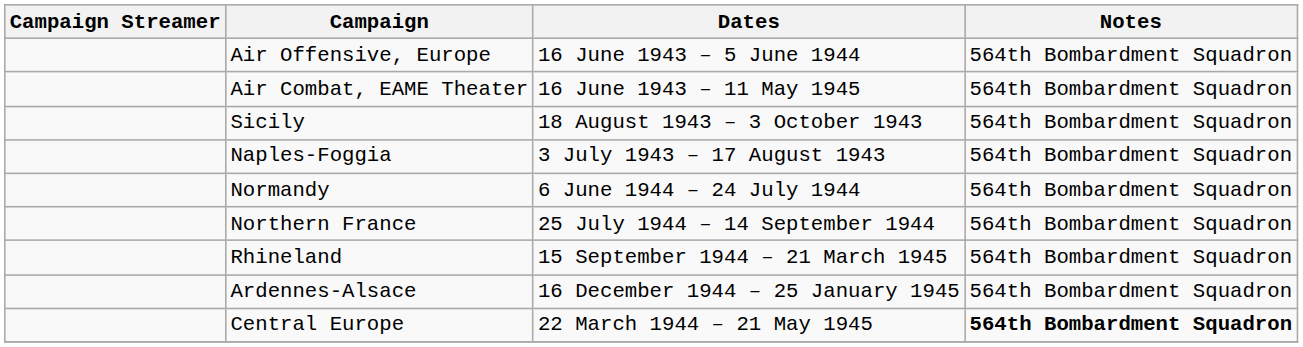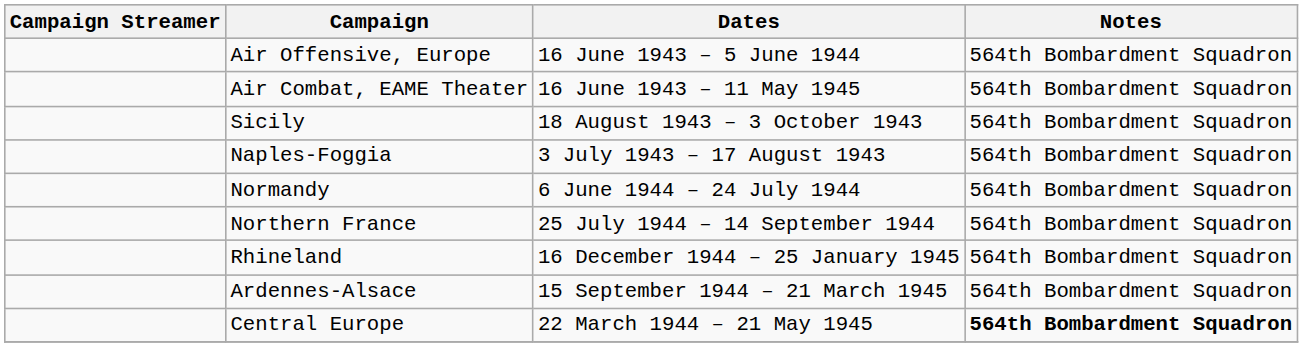(743, 257) 15 September 1944 – 21 March 1945 -> (749, 257) 16 December 1944 – 25 January 1945
(749, 291) 16 December 1944 – 25 January 1945 -> (743, 291) 15 September 1944 – 21 March 1945
